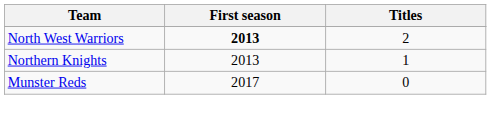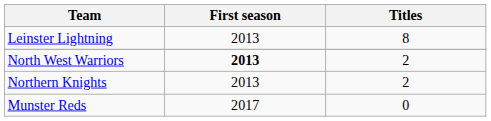+ row: (60, 37)
(406, 60) 1 -> (406, 82) 2
